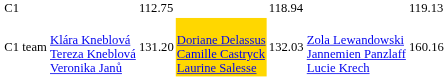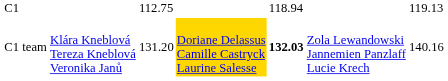(286, 47) normal -> (286, 47) bold
(426, 47) 160.16 -> (426, 47) 140.16
